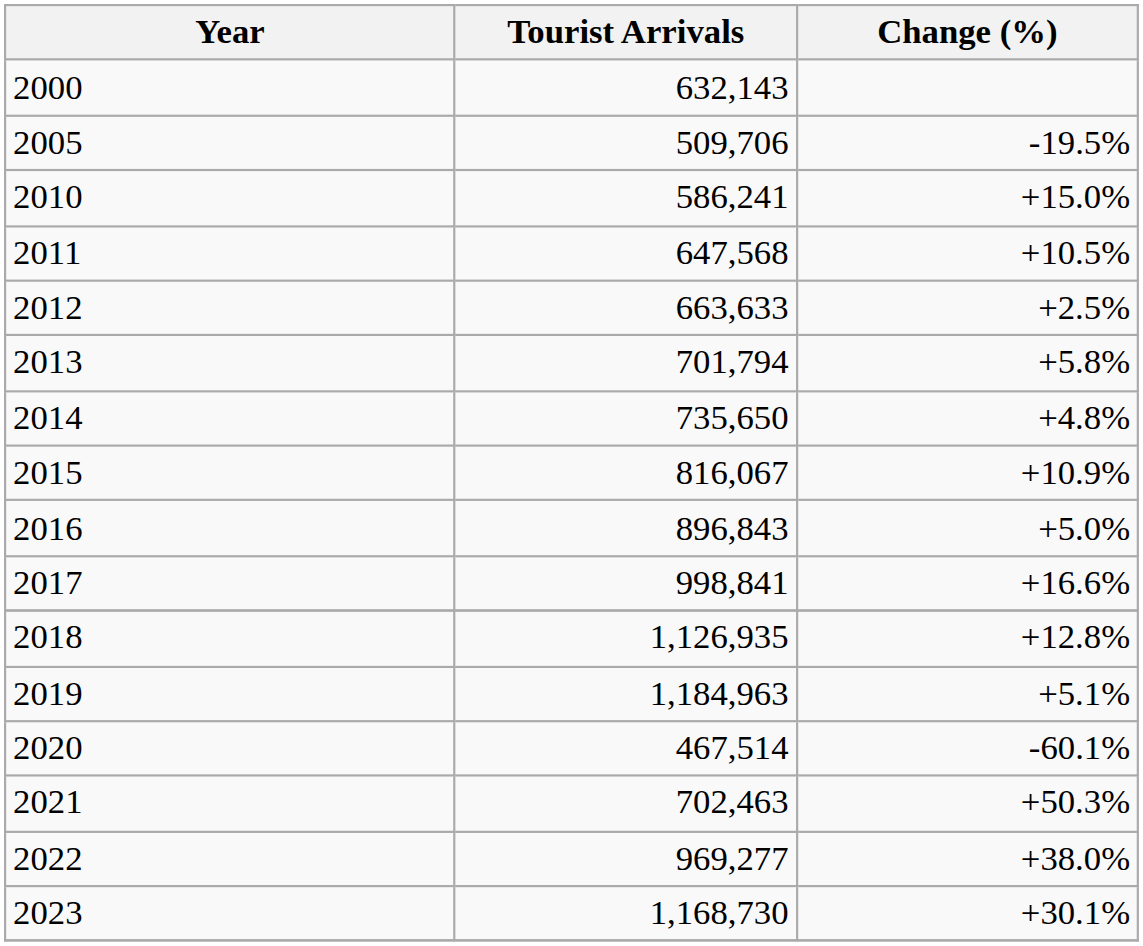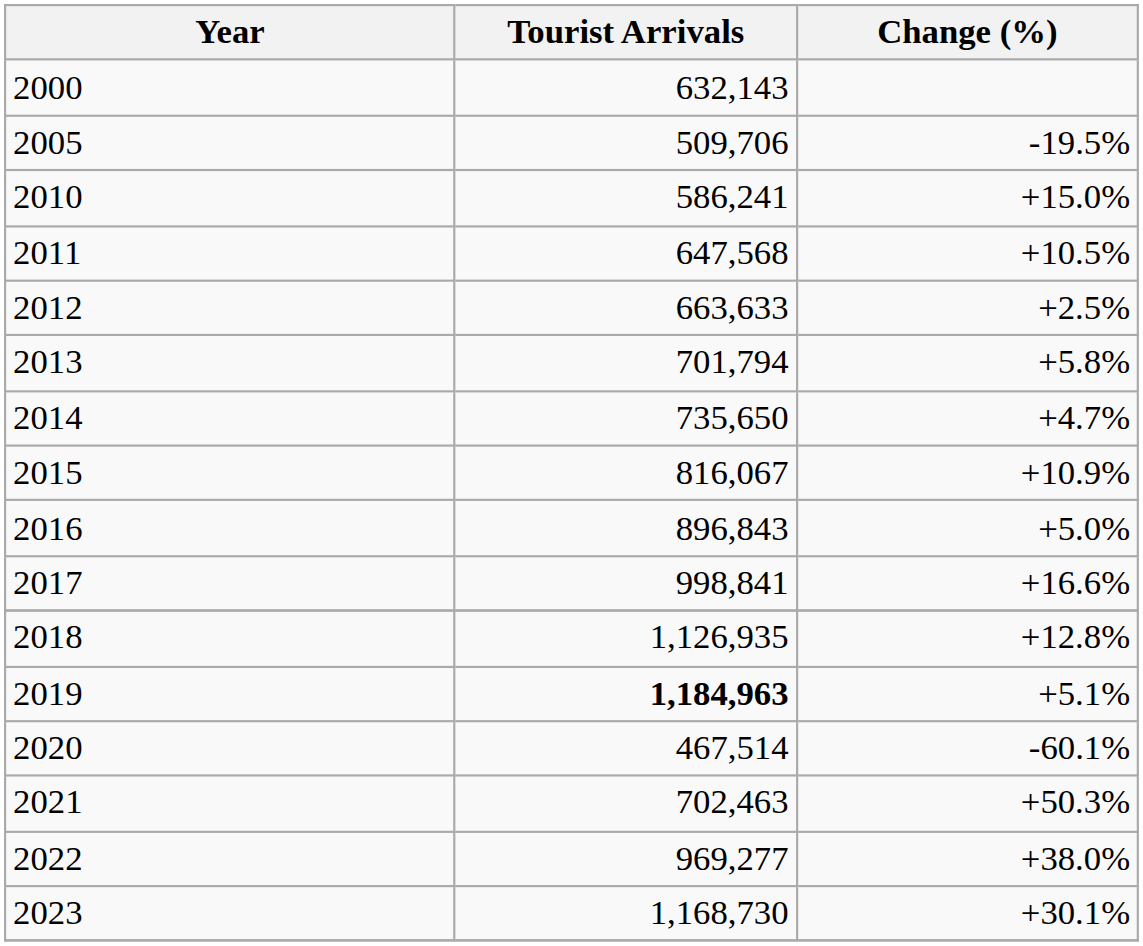(1084, 417) +4.8% -> (1084, 417) +4.7%
(719, 692) normal -> (719, 692) bold
